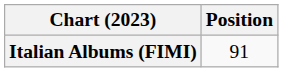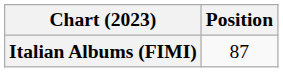(239, 50) 91 -> (239, 50) 87
